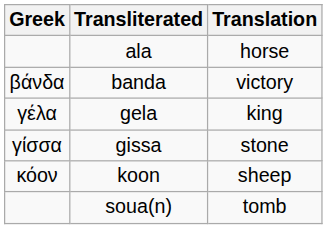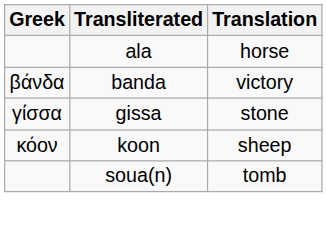- row: (139, 113)
